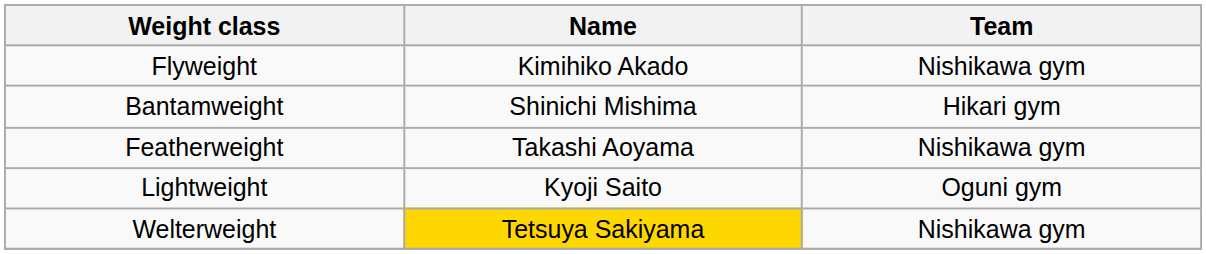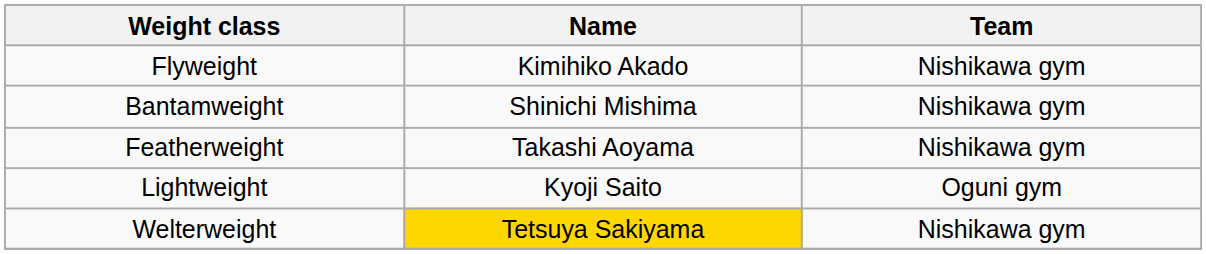(1002, 107) Hikari gym -> (1002, 107) Nishikawa gym
